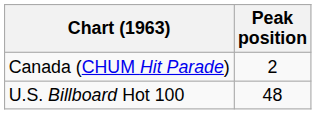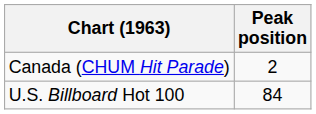(272, 94) 48 -> (272, 94) 84
